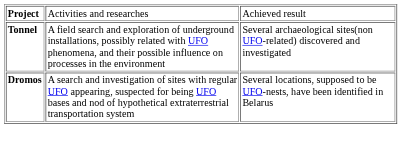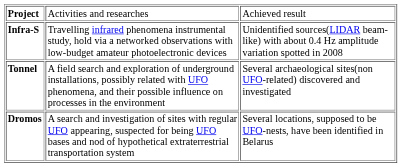+ row: (23, 30)
